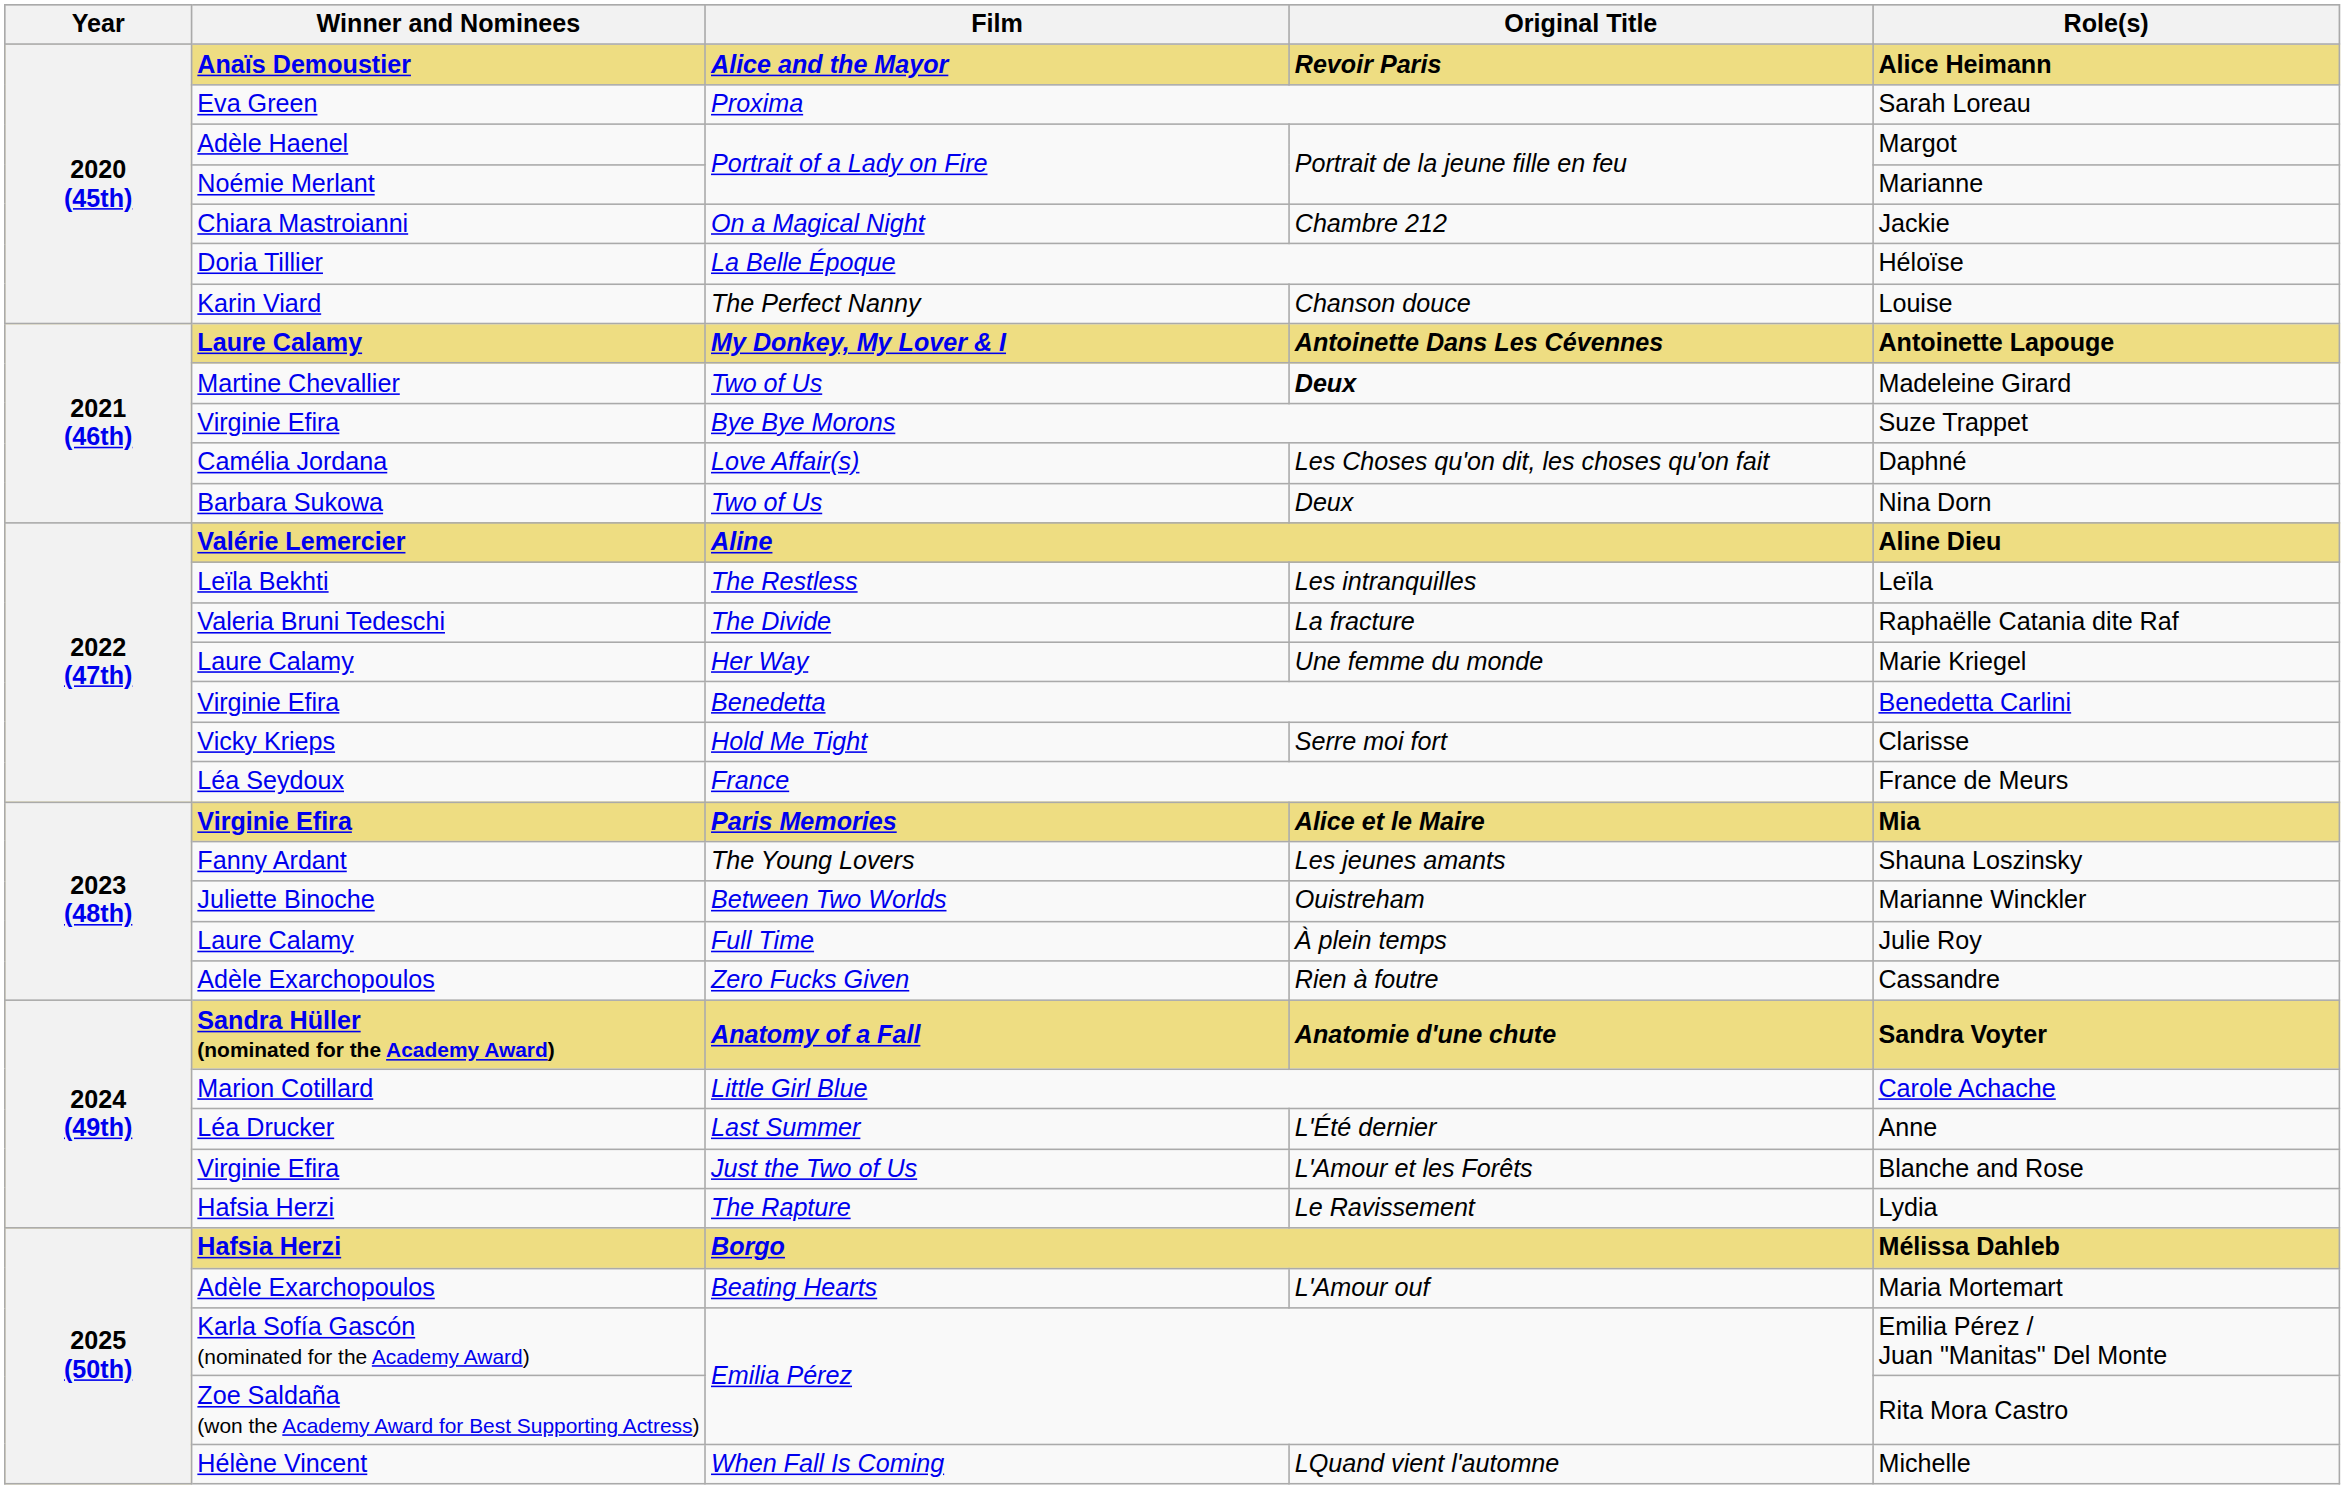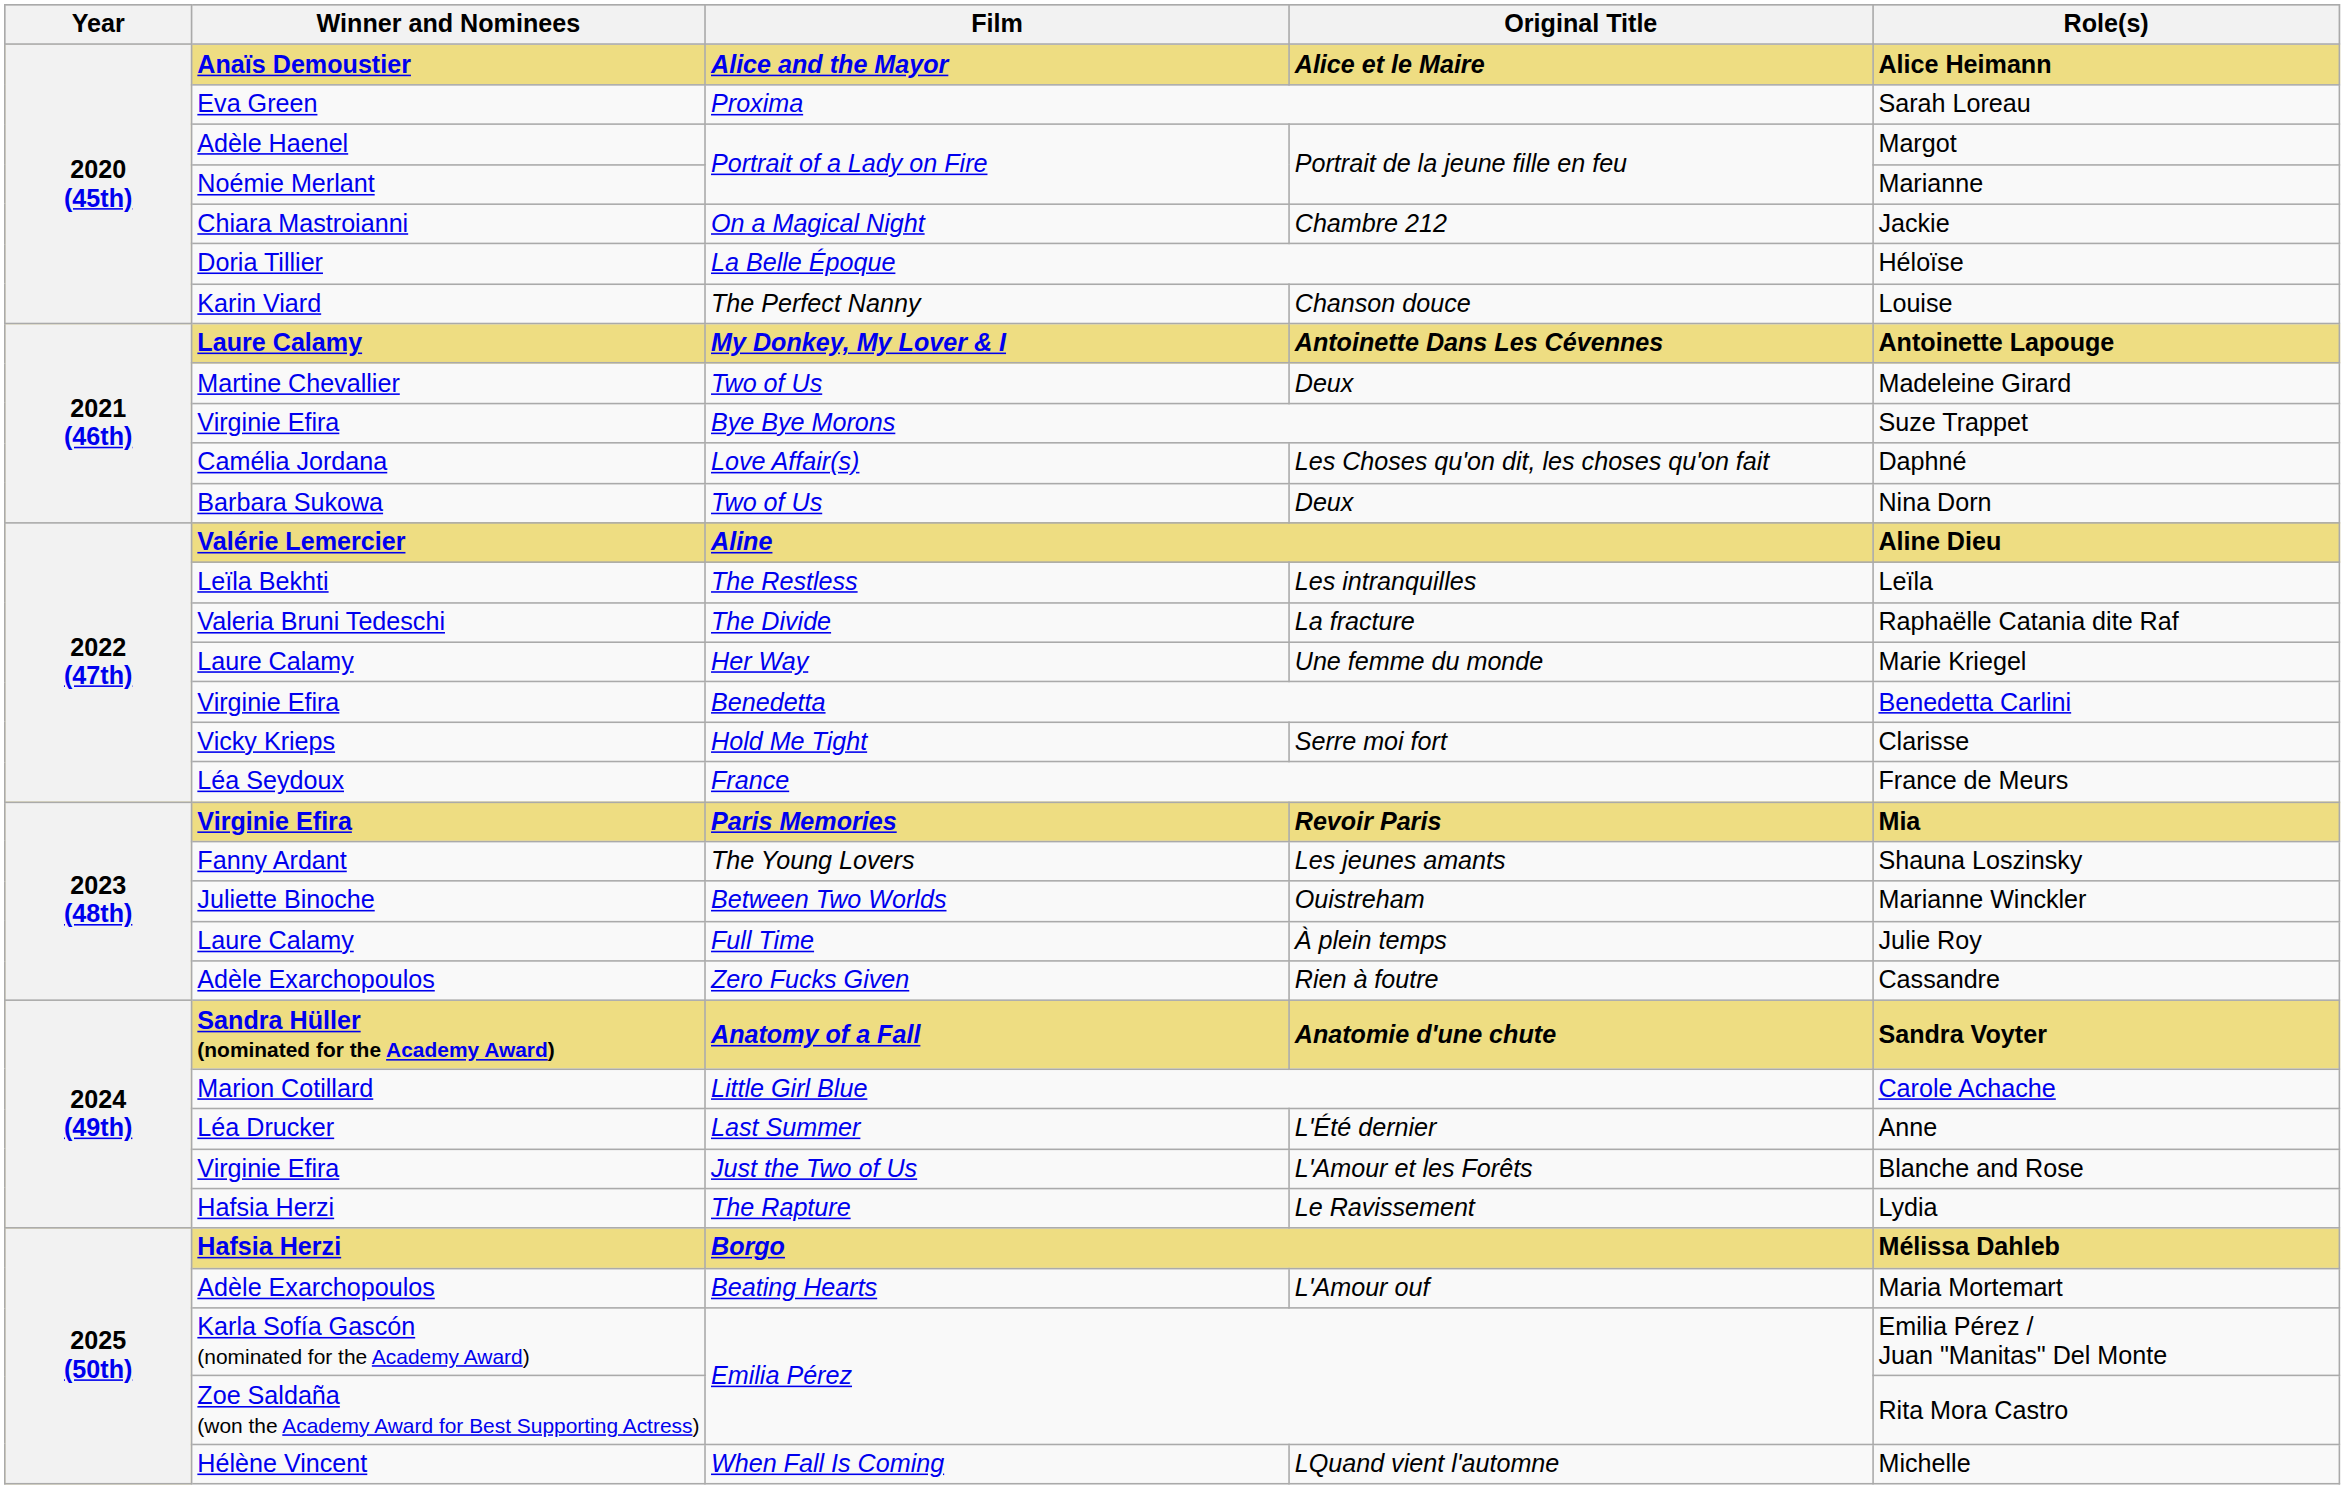(1368, 64) Revoir Paris -> (1390, 64) Alice et le Maire
(1325, 382) bold -> (1324, 382) normal
(1390, 821) Alice et le Maire -> (1368, 821) Revoir Paris
